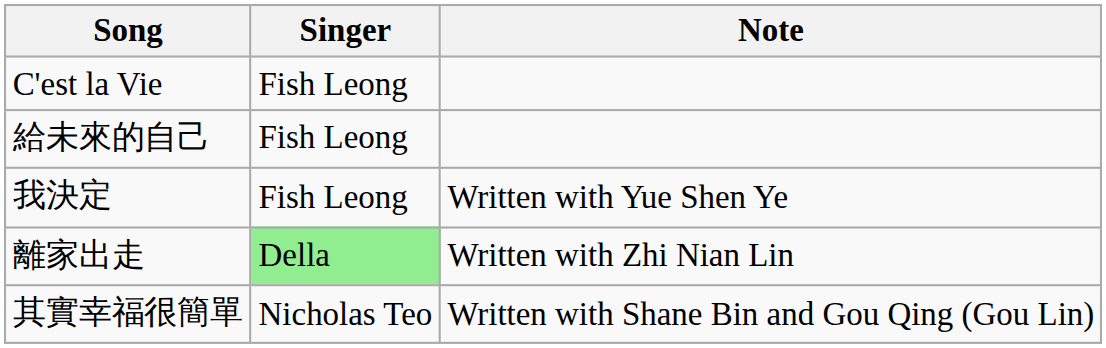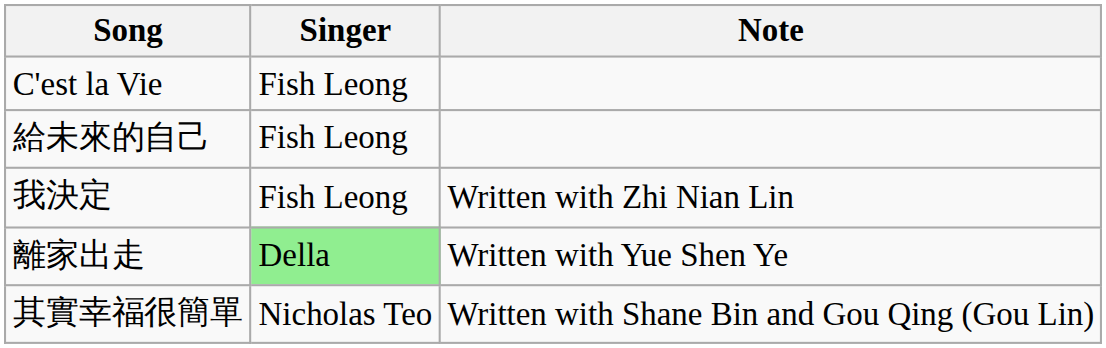(618, 196) Written with Yue Shen Ye -> (621, 196) Written with Zhi Nian Lin
(621, 255) Written with Zhi Nian Lin -> (618, 255) Written with Yue Shen Ye
